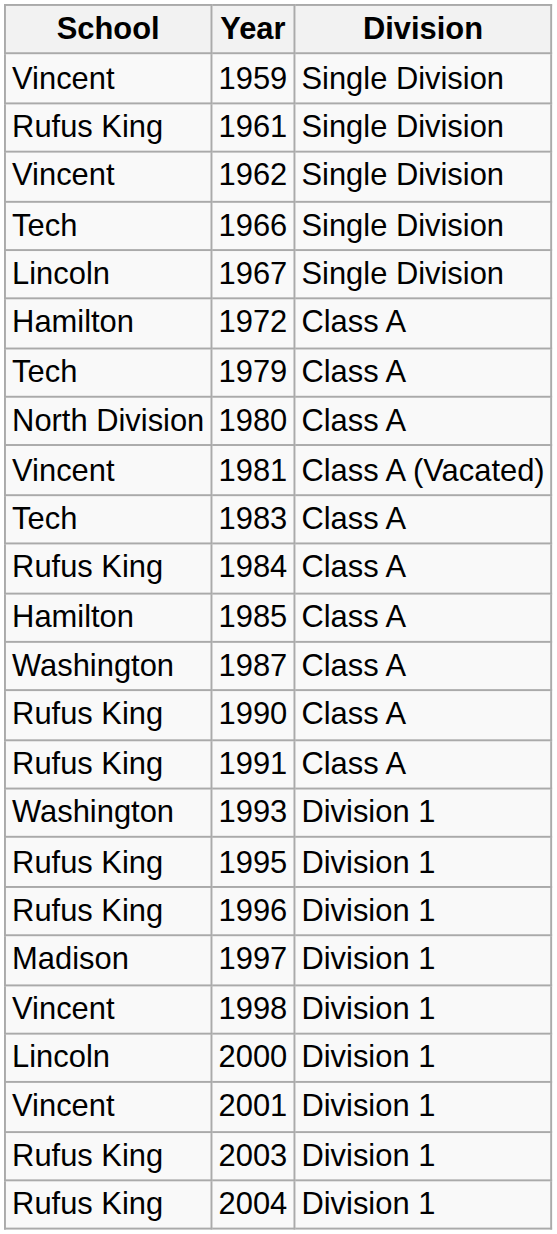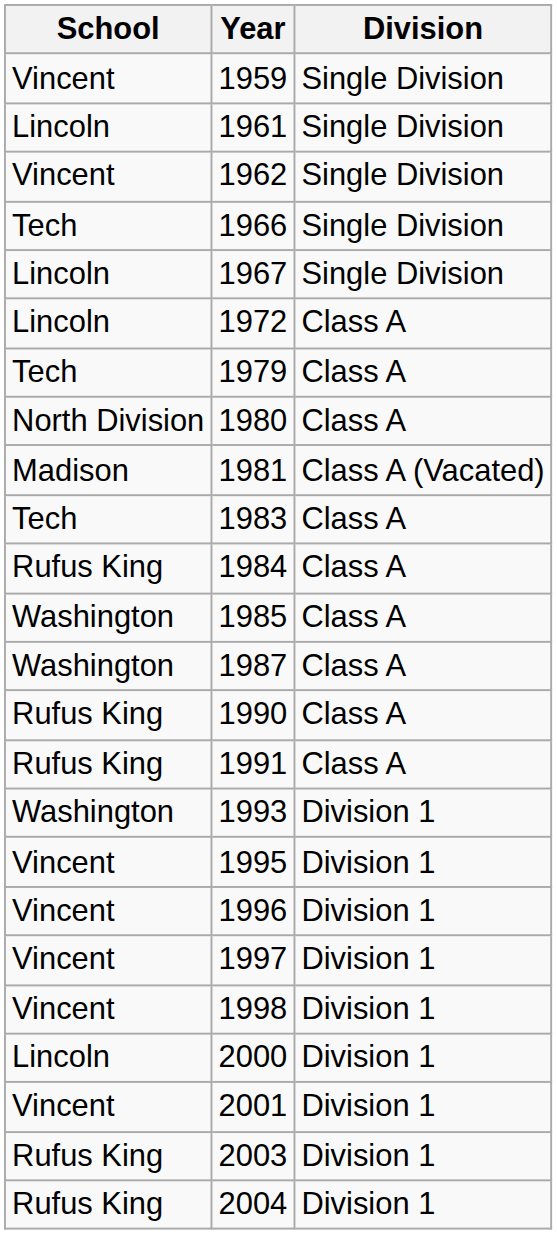(88, 126) Rufus King -> (61, 126) Lincoln
(73, 322) Hamilton -> (61, 322) Lincoln
(63, 469) Vincent -> (70, 469) Madison
(73, 616) Hamilton -> (93, 616) Washington
(88, 861) Rufus King -> (63, 861) Vincent
(88, 910) Rufus King -> (63, 910) Vincent
(70, 959) Madison -> (63, 959) Vincent
